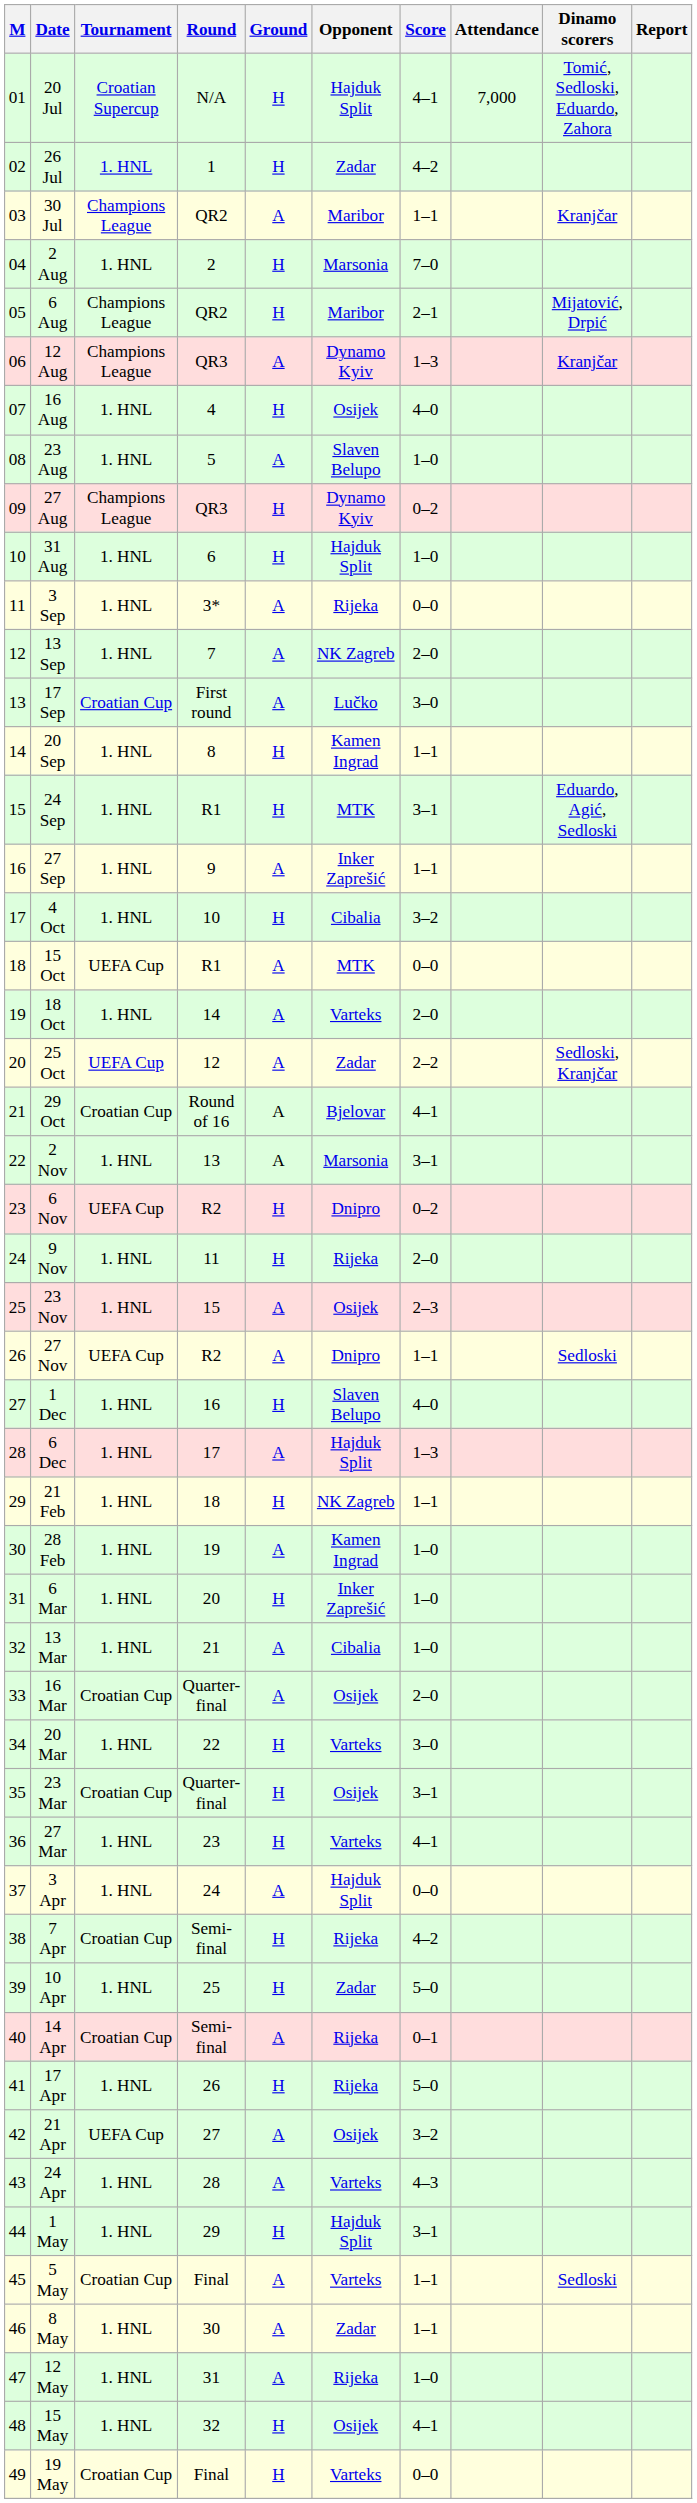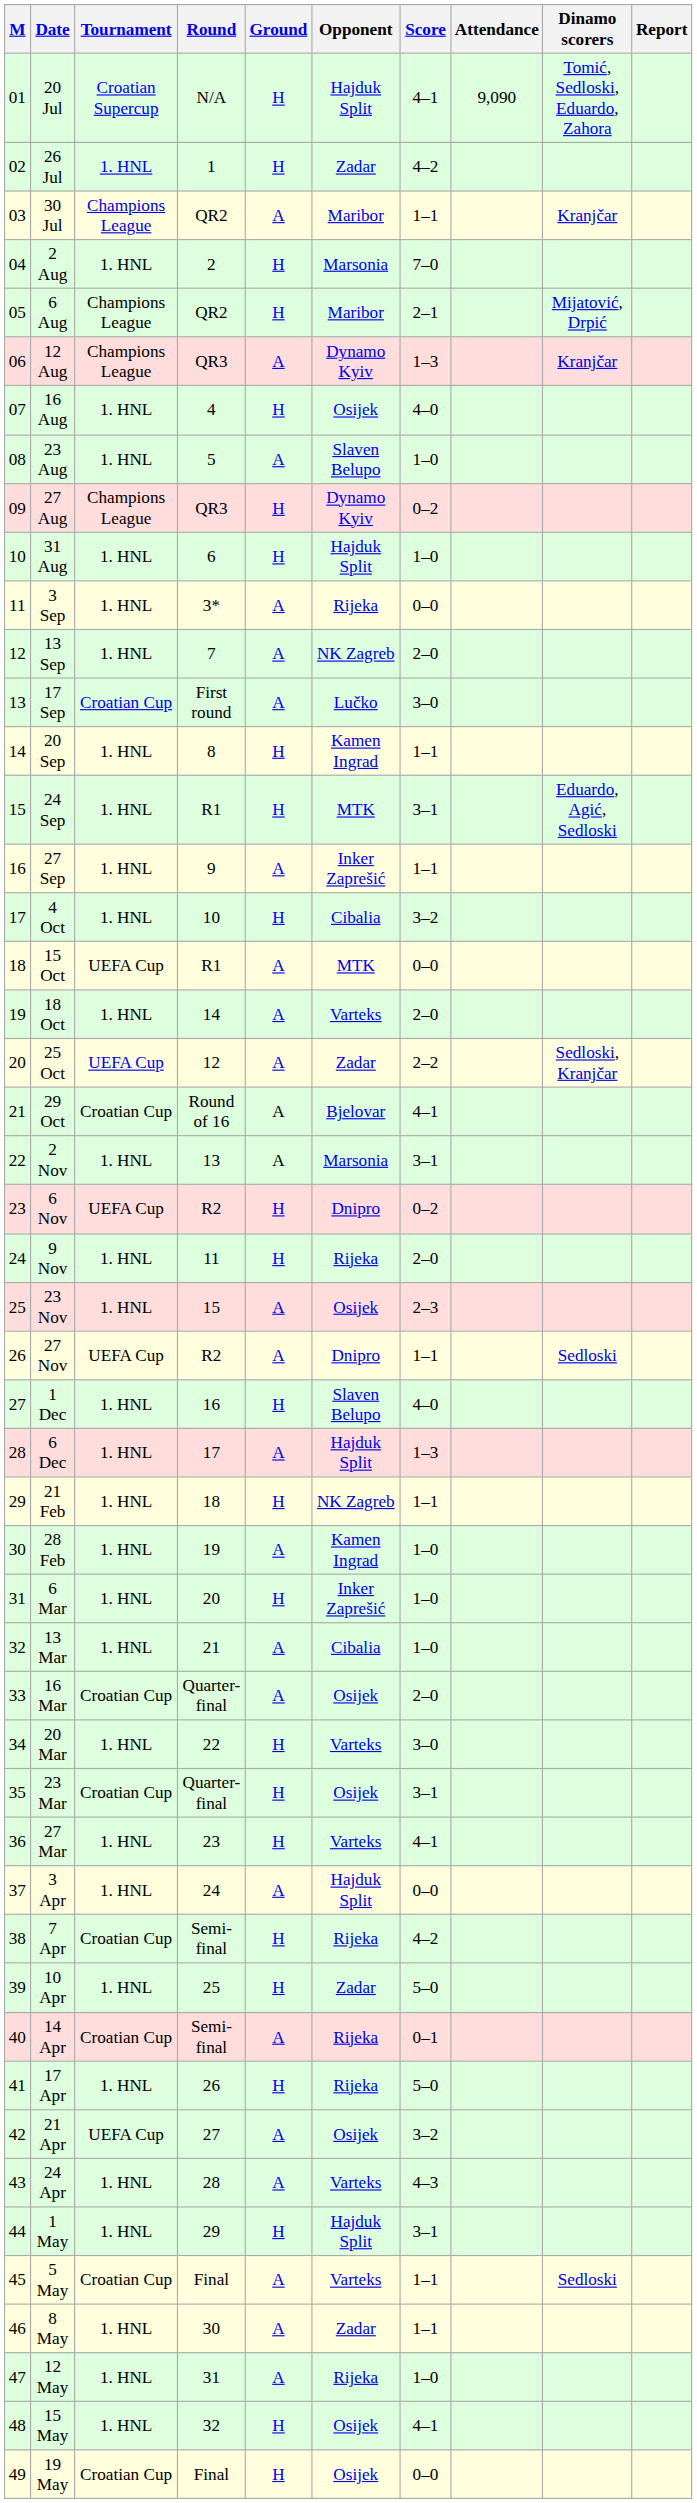(497, 98) 7,000 -> (497, 98) 9,090
(356, 2474) Varteks -> (356, 2474) Osijek
